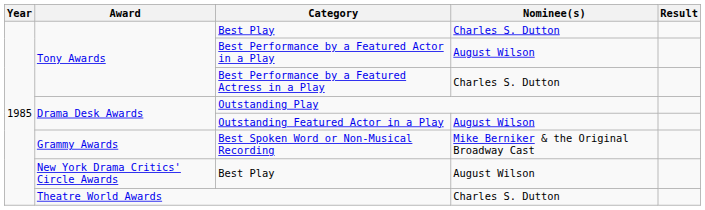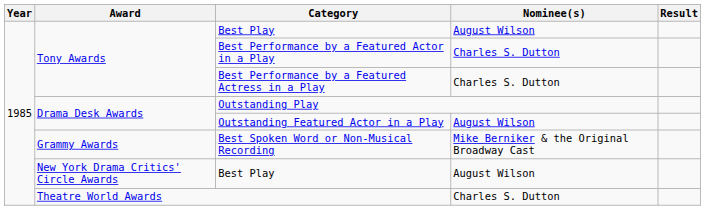(507, 30) Charles S. Dutton -> (494, 30) August Wilson
(494, 53) August Wilson -> (507, 53) Charles S. Dutton
